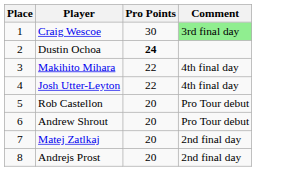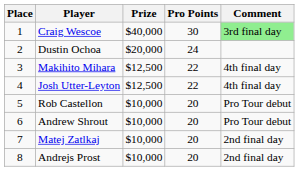+ column: (144, 13)
(151, 49) bold -> (193, 49) normal
